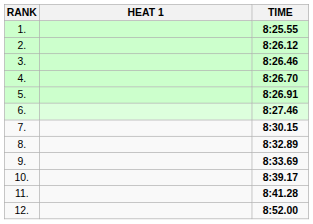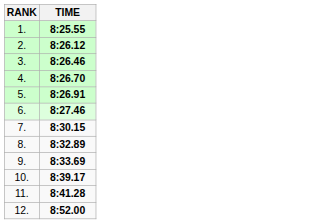- column: (146, 12)
